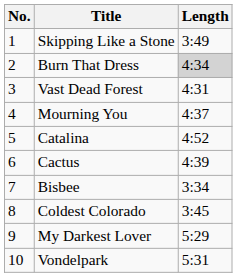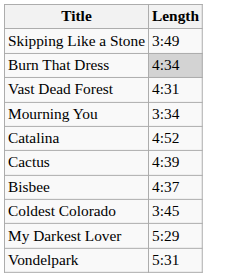- column: (19, 16)
(195, 114) 4:37 -> (166, 114) 3:34
(195, 187) 3:34 -> (166, 187) 4:37
